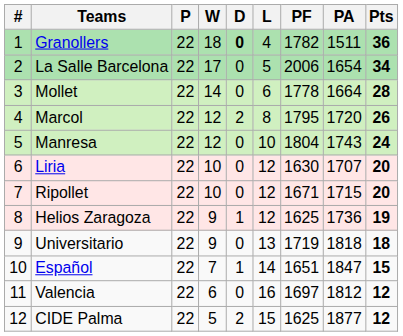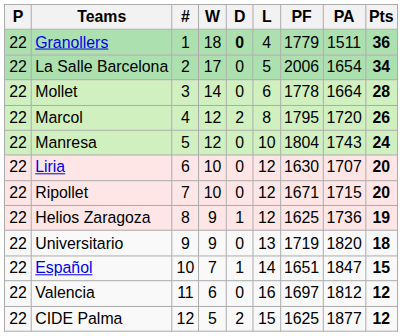columns swapped: (18, 17) <-> (185, 17)
(302, 42) 1782 -> (302, 42) 1779
(344, 243) 1818 -> (344, 243) 1820
